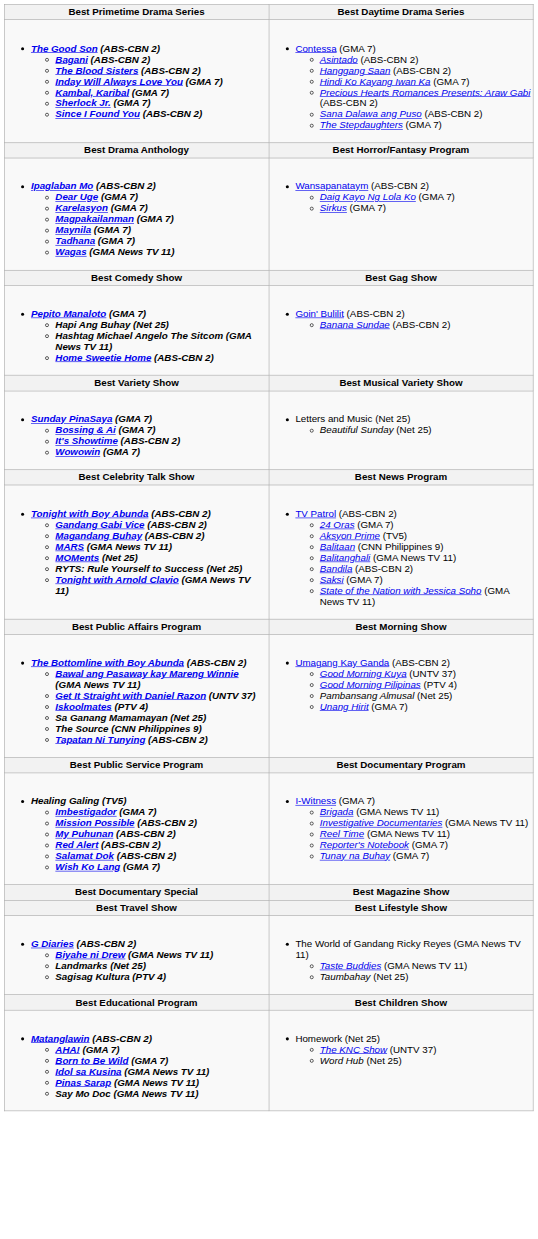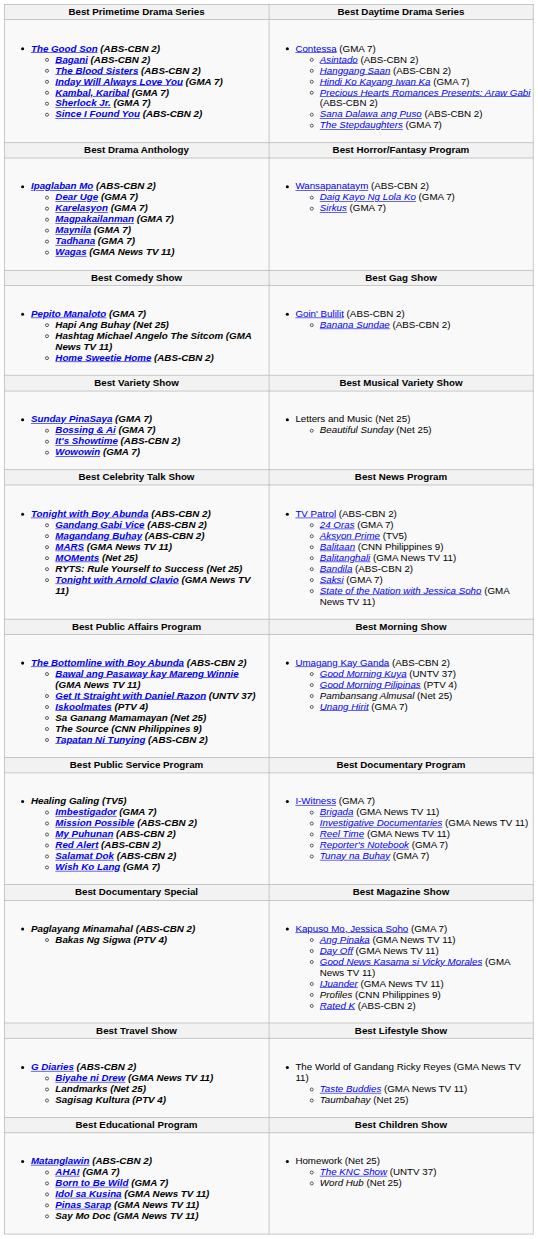+ row: (137, 934)
